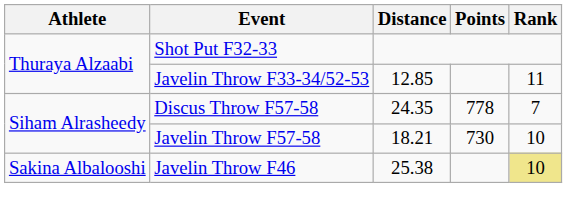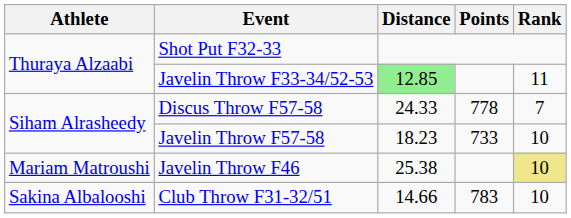(412, 78) no background -> (416, 78) lightgreen background
(412, 108) 24.35 -> (416, 108) 24.33
(412, 138) 18.21 -> (416, 138) 18.23
(480, 138) 730 -> (484, 138) 733
(77, 167) Sakina Albalooshi -> (79, 167) Mariam Matroushi
+ row: (245, 197)
